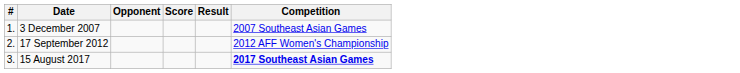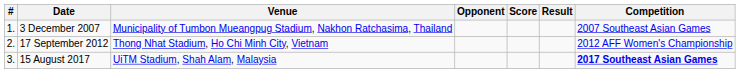+ column: (283, 12)
